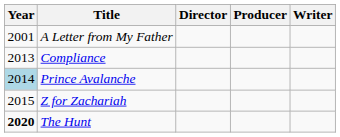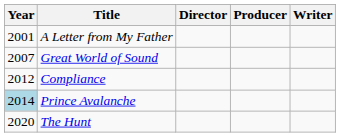+ row: (99, 57)
(21, 57) 2013 -> (21, 79) 2012
- row: (84, 100)
(21, 121) bold -> (21, 121) normal
